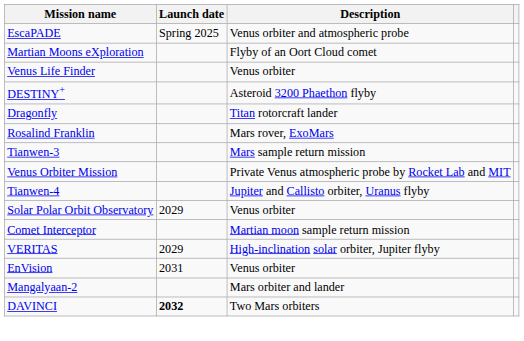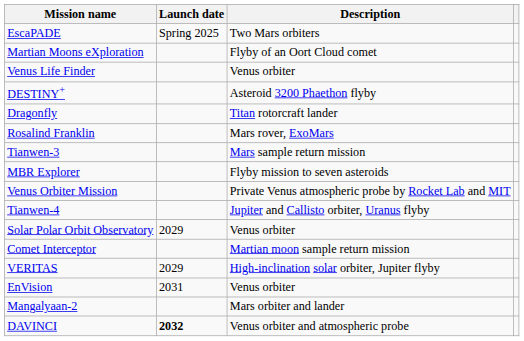(319, 33) Venus orbiter and atmospheric probe -> (275, 33) Two Mars orbiters
+ row: (43, 171)
(275, 306) Two Mars orbiters -> (319, 325) Venus orbiter and atmospheric probe
